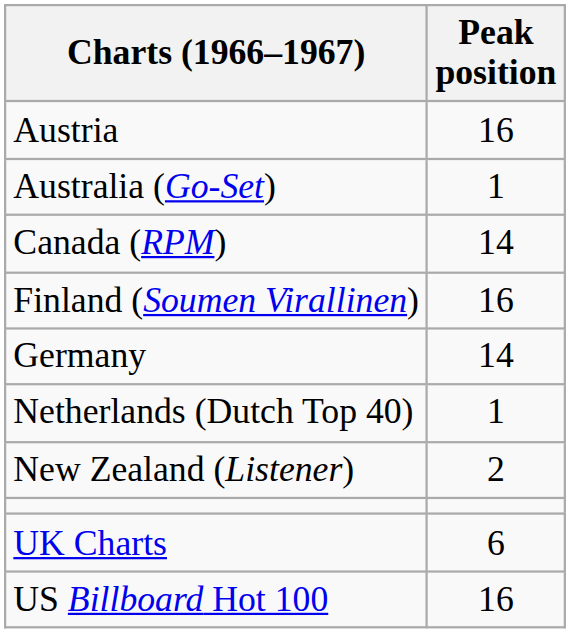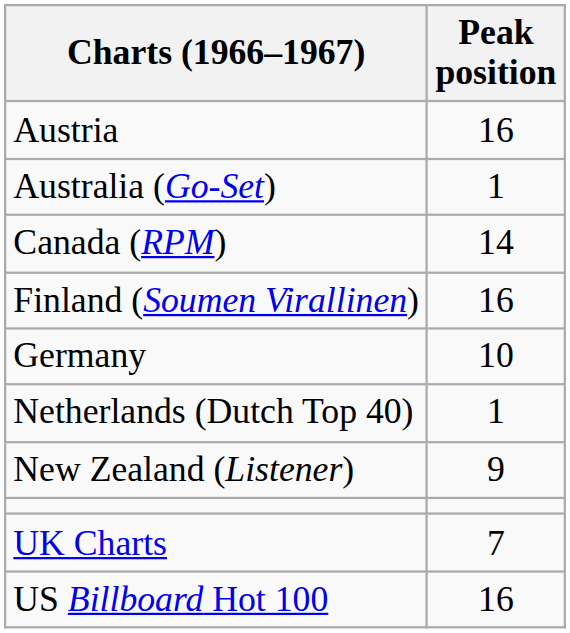(496, 355) 14 -> (496, 355) 10
(496, 469) 2 -> (496, 469) 9
(496, 542) 6 -> (496, 542) 7
